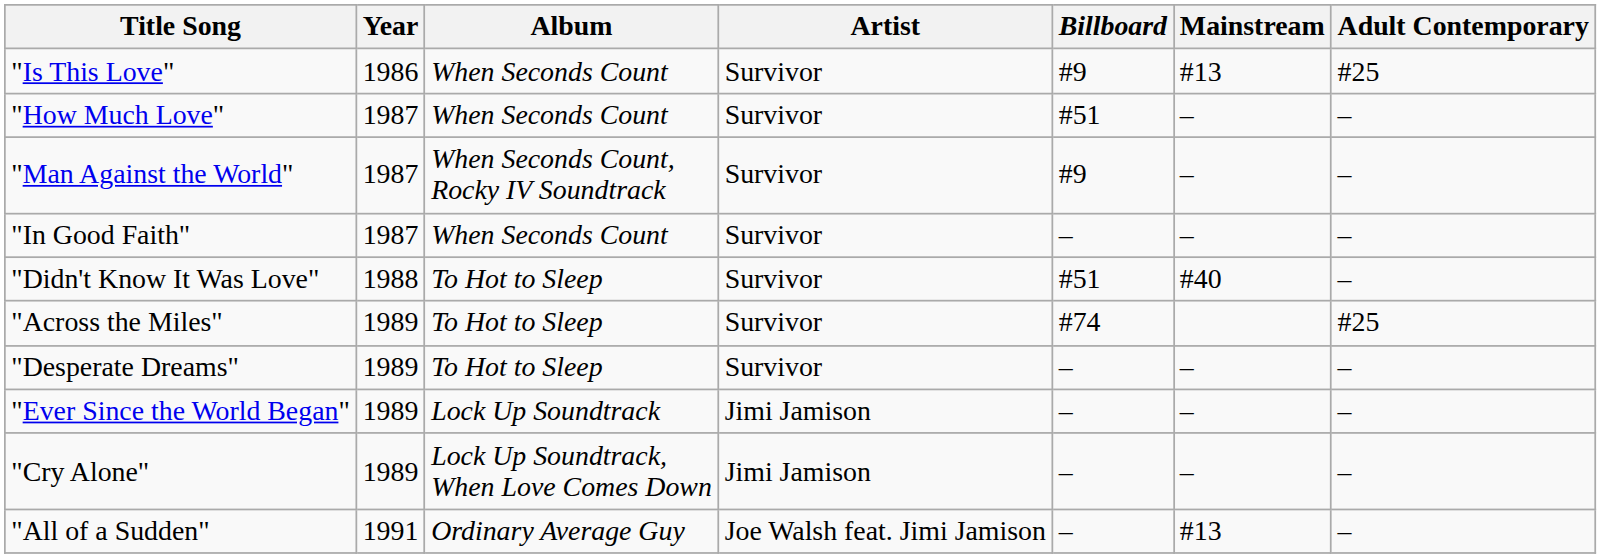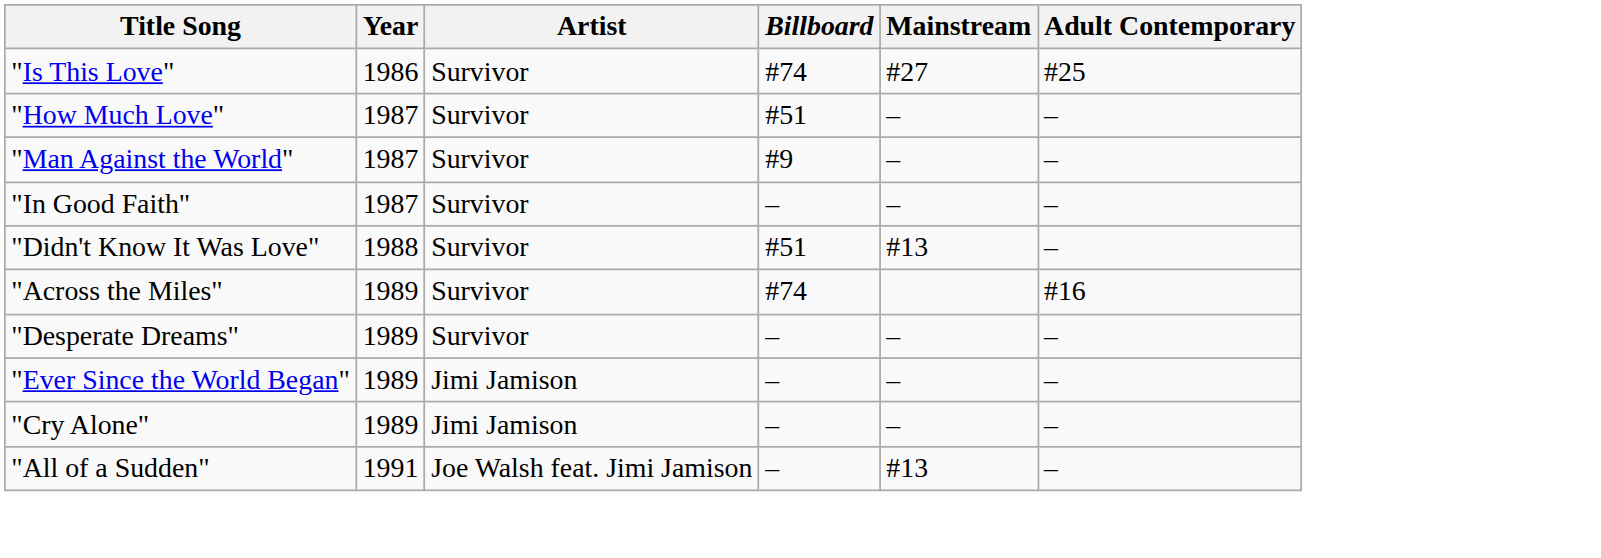- column: (571, 26)
(1073, 70) #9 -> (786, 70) #74
(1201, 70) #13 -> (907, 70) #27
(1201, 278) #40 -> (907, 247) #13
(1358, 322) #25 -> (1065, 291) #16
